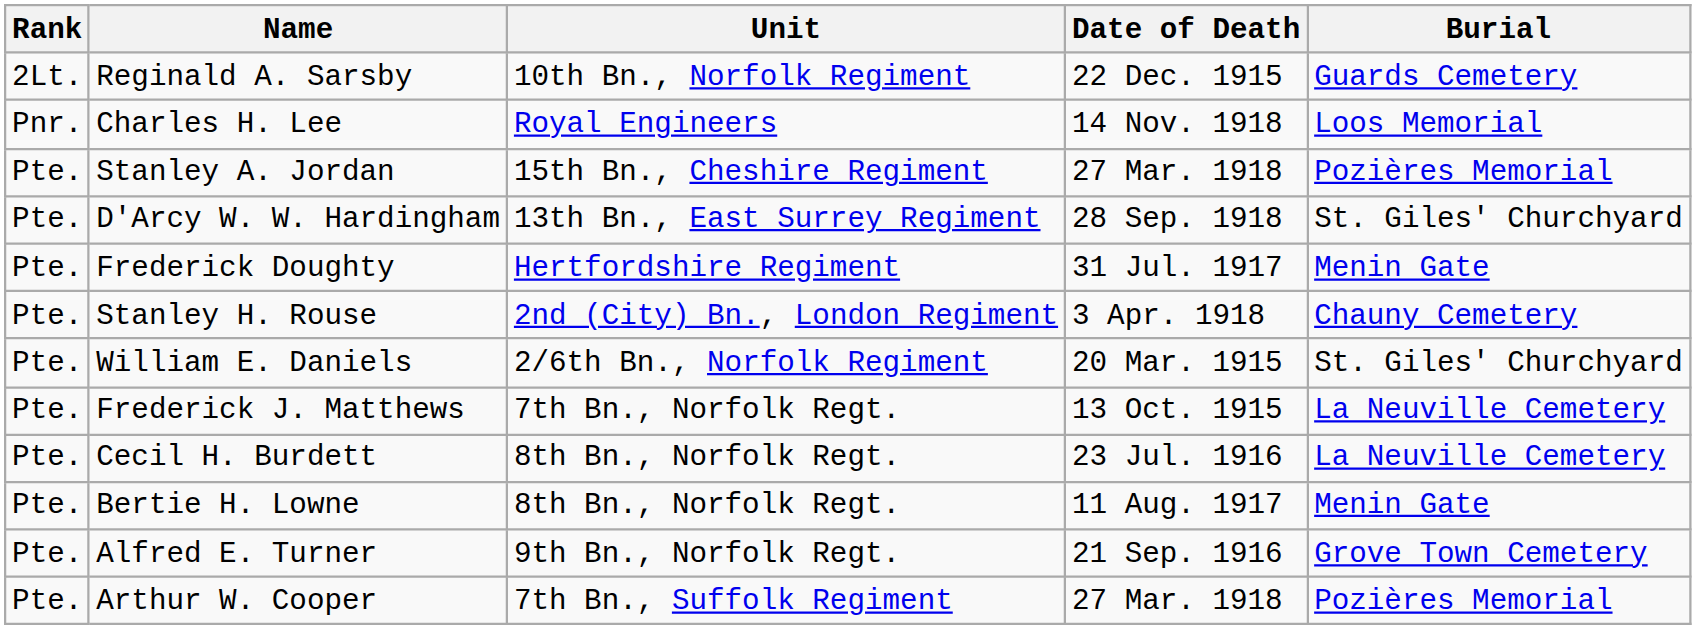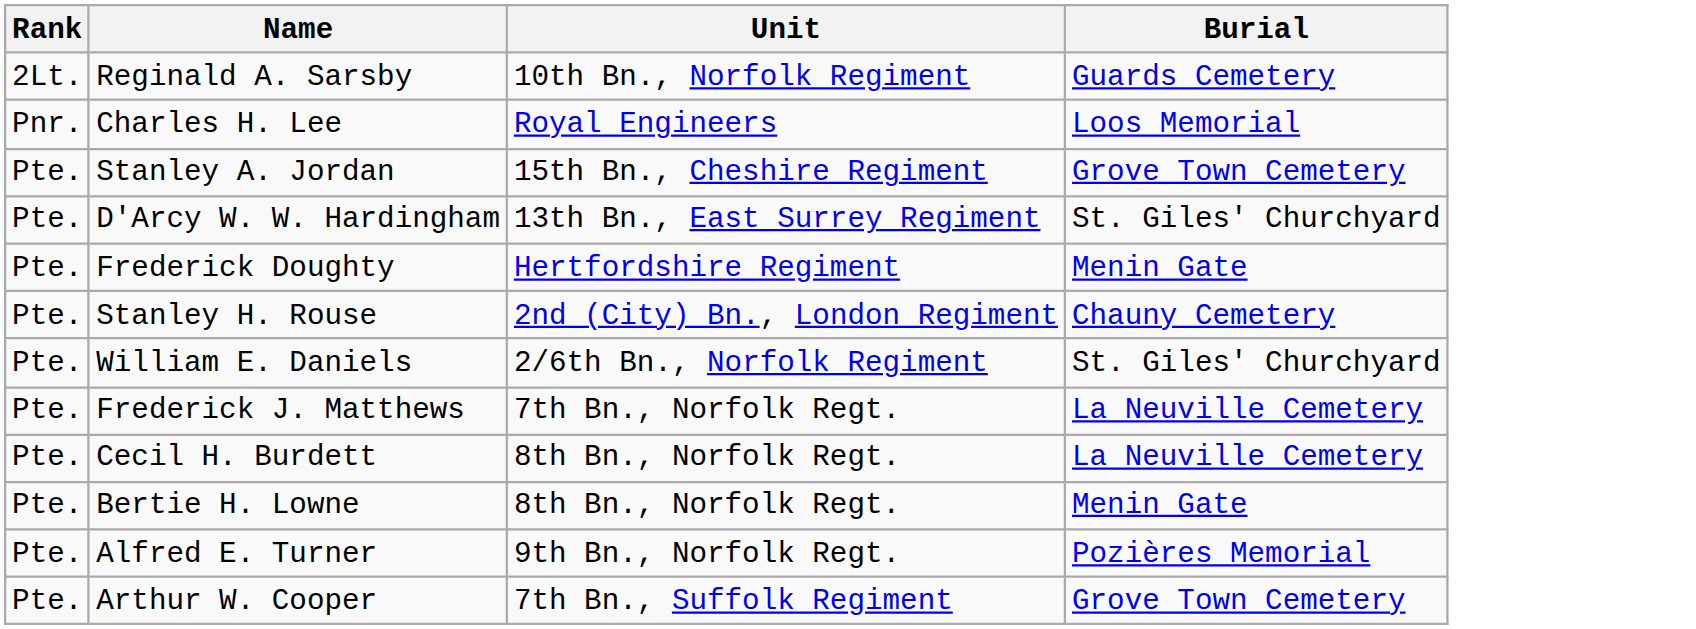- column: (1186, 29)
(1463, 172) Pozières Memorial -> (1239, 172) Grove Town Cemetery
(1481, 553) Grove Town Cemetery -> (1221, 553) Pozières Memorial
(1463, 601) Pozières Memorial -> (1239, 601) Grove Town Cemetery
